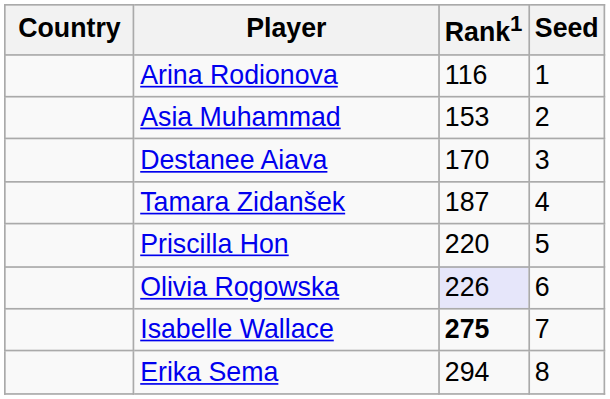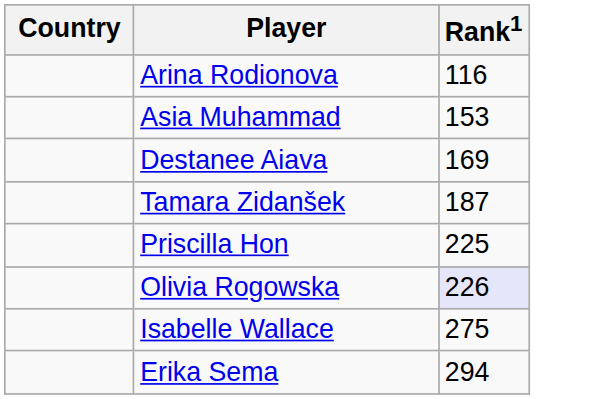- column: (567, 29)
(467, 160) 170 -> (467, 160) 169
(467, 244) 220 -> (467, 244) 225
(467, 329) bold -> (467, 329) normal
